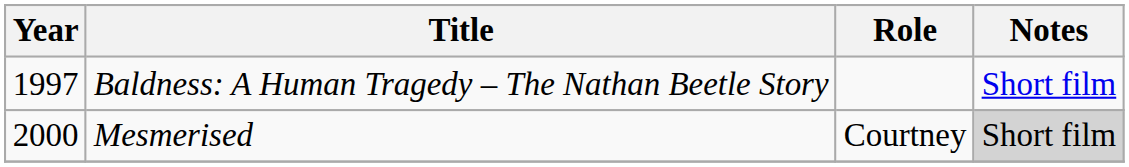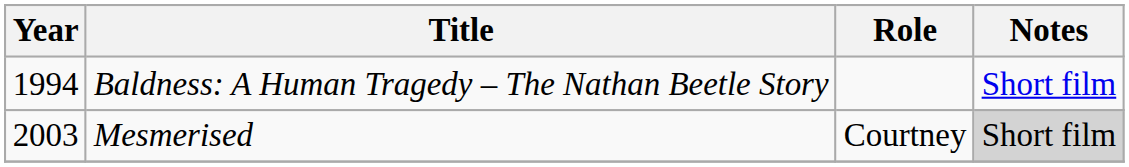(46, 82) 1997 -> (46, 82) 1994
(46, 135) 2000 -> (46, 135) 2003
